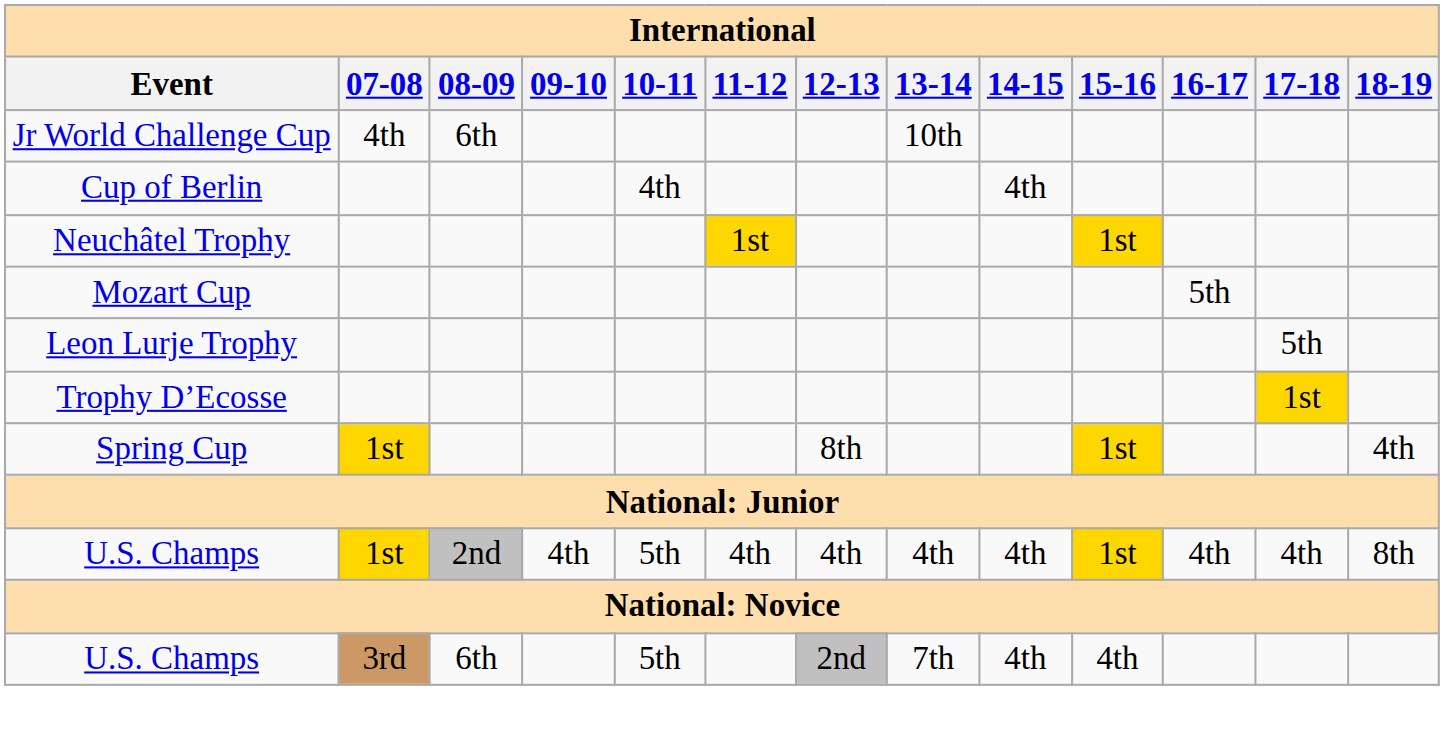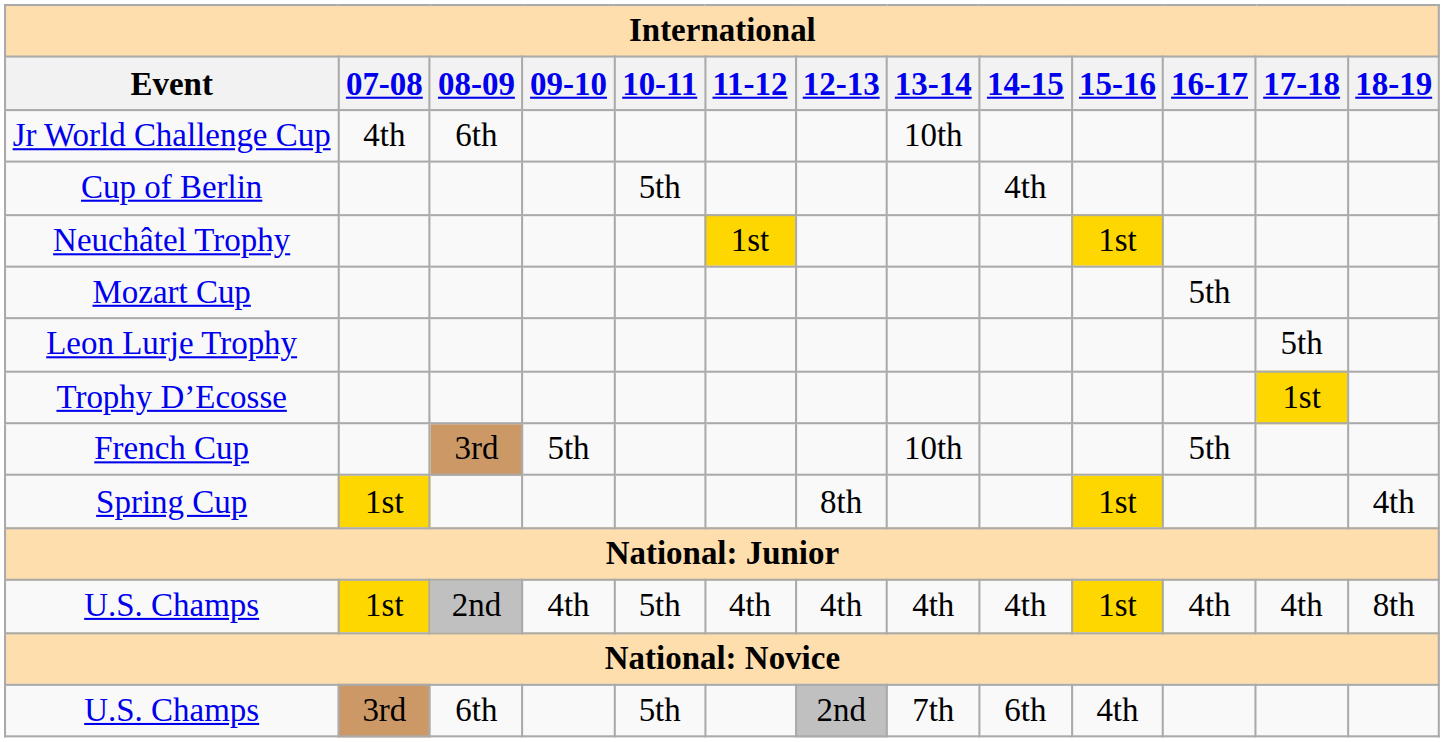(660, 187) 4th -> (660, 187) 5th
+ row: (172, 448)
(1025, 657) 4th -> (1025, 710) 6th
